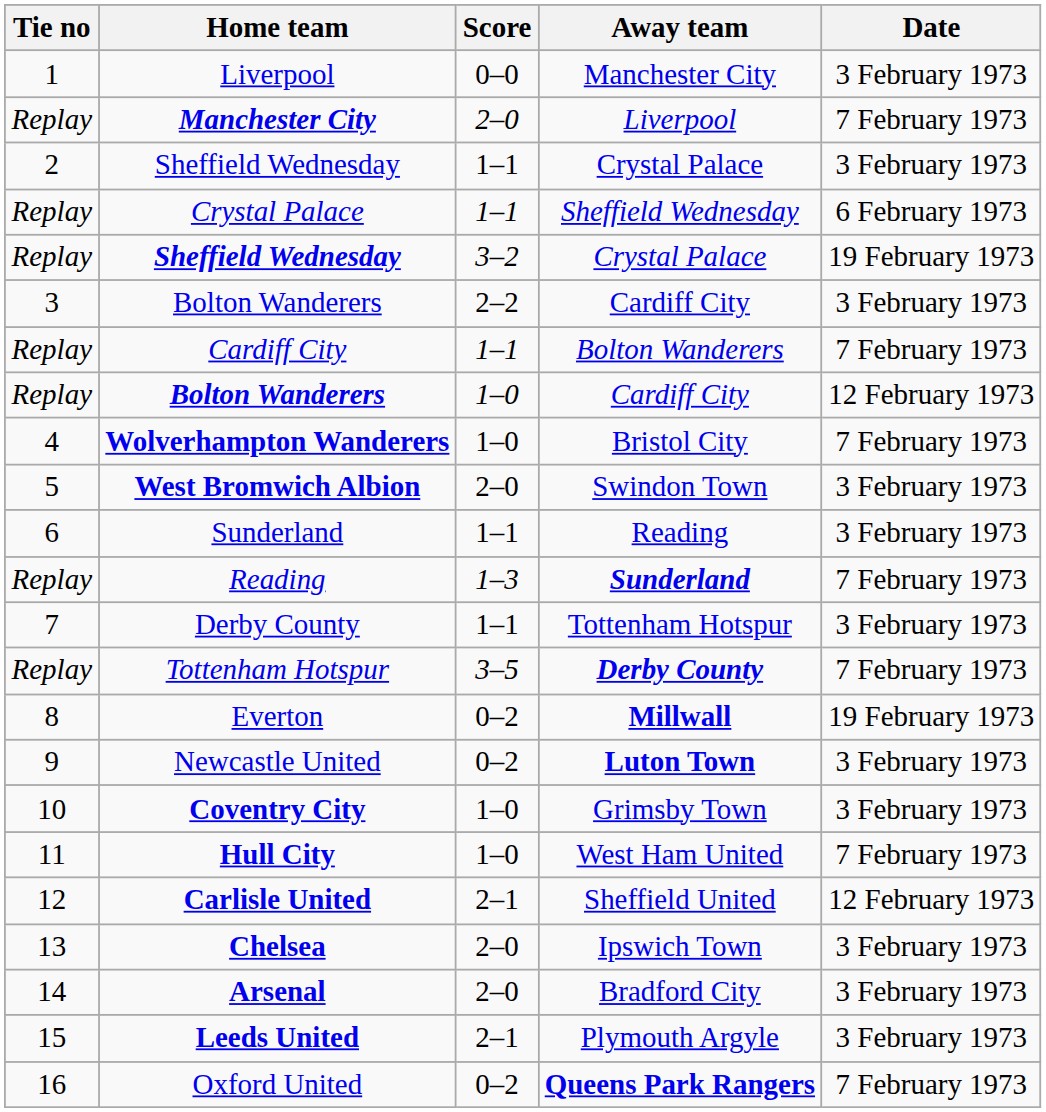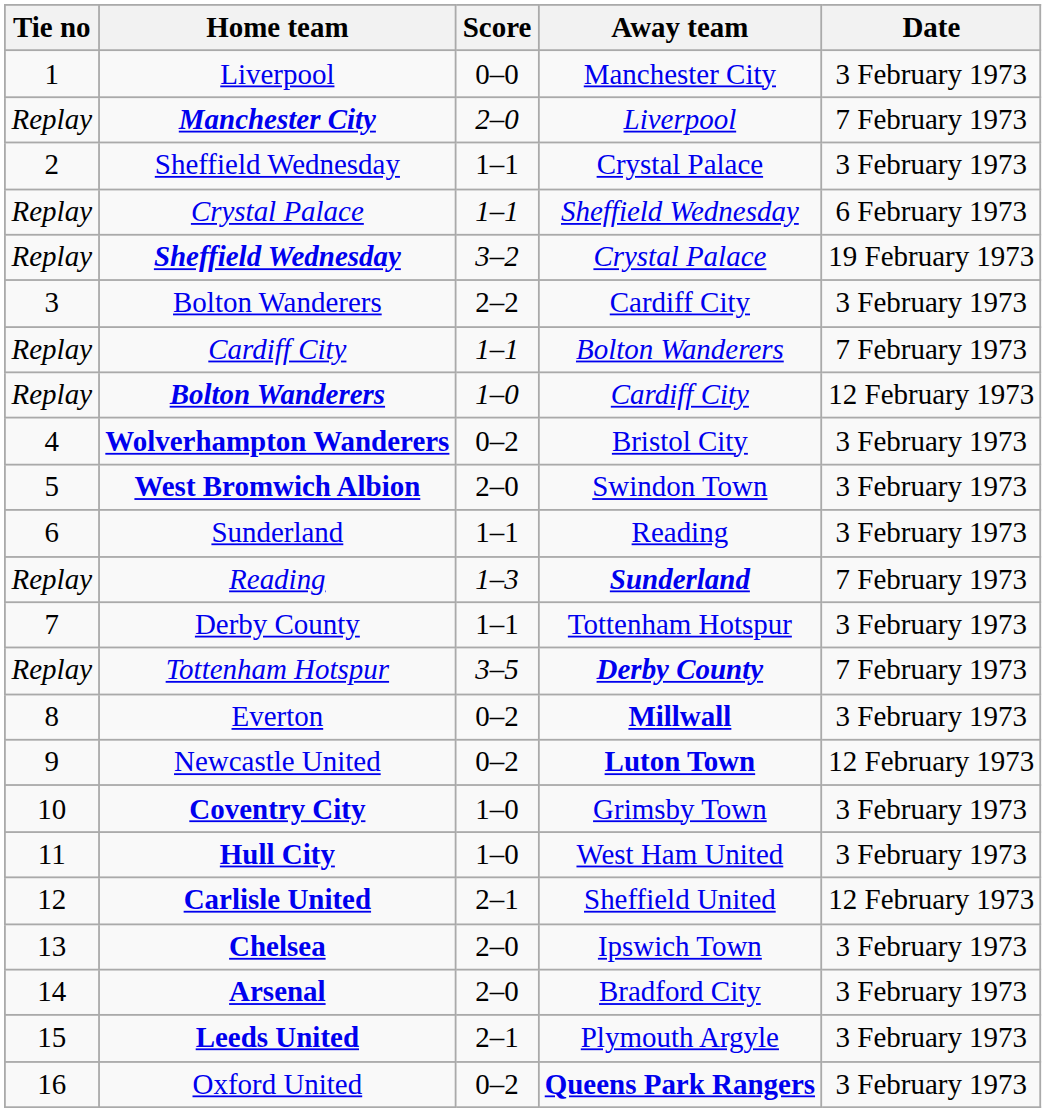(497, 440) 1–0 -> (497, 440) 0–2
(931, 440) 7 February 1973 -> (931, 440) 3 February 1973
(931, 716) 19 February 1973 -> (931, 716) 3 February 1973
(931, 762) 3 February 1973 -> (931, 762) 12 February 1973
(931, 854) 7 February 1973 -> (931, 854) 3 February 1973
(931, 1083) 7 February 1973 -> (931, 1083) 3 February 1973
